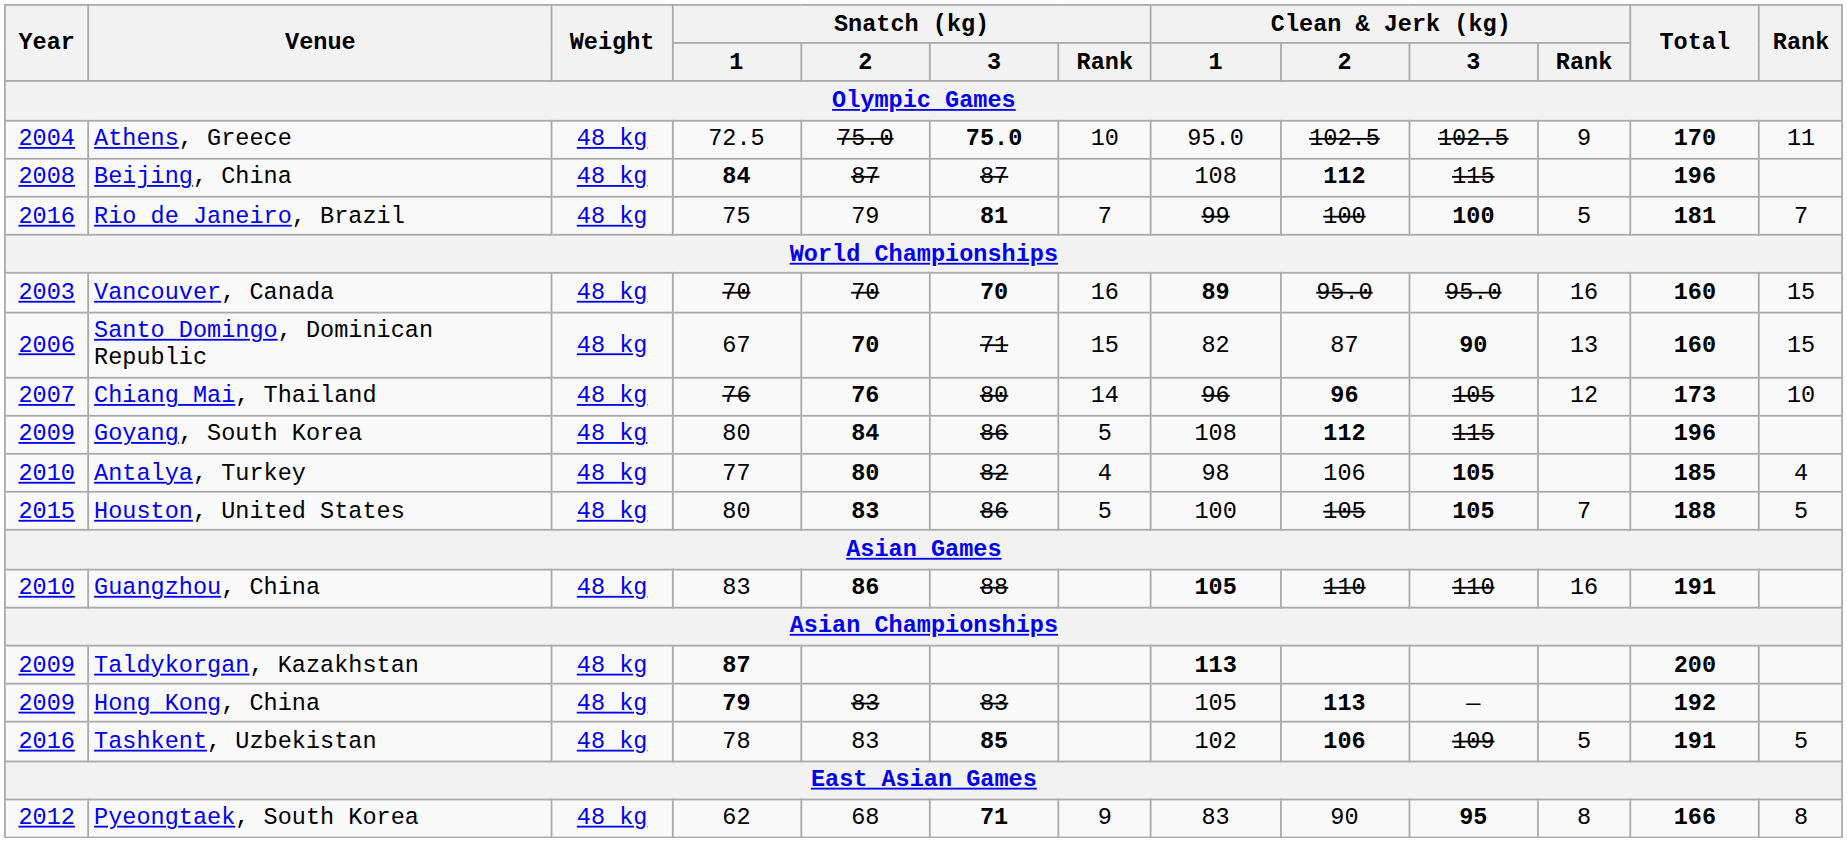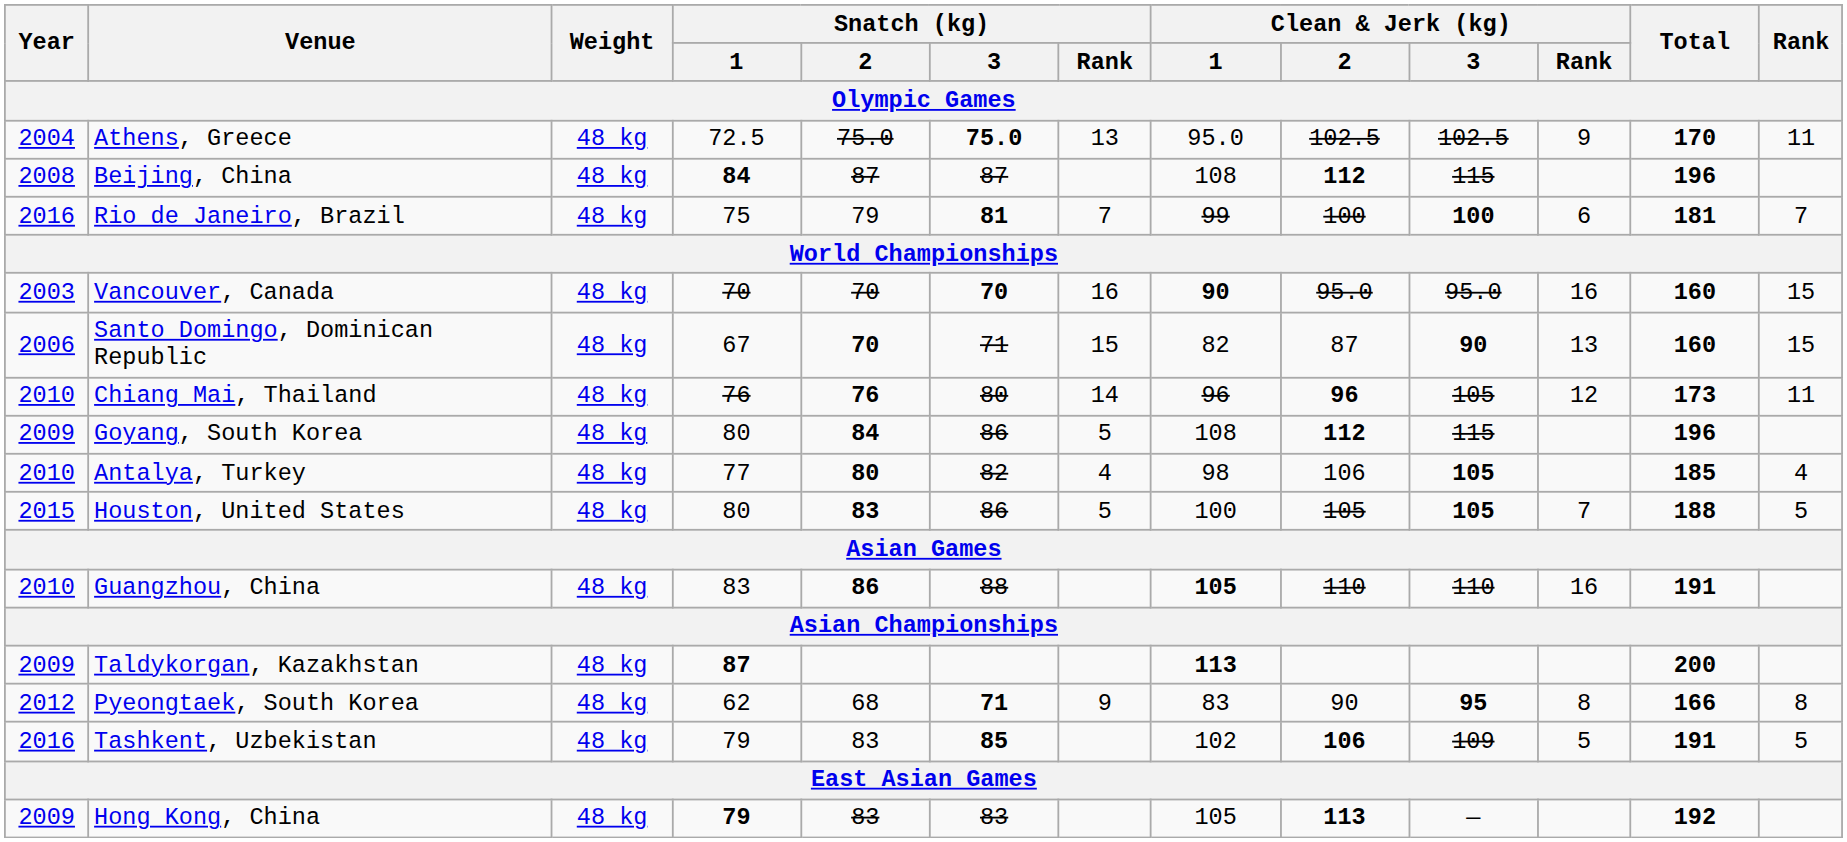(1105, 139) 10 -> (1105, 139) 13
(1584, 216) 5 -> (1584, 216) 6
(1216, 293) 89 -> (1216, 293) 90
(47, 396) 2007 -> (47, 396) 2010
(1801, 396) 10 -> (1801, 396) 11
rows swapped: (256, 818) <-> (207, 703)
(736, 742) 78 -> (736, 742) 79
